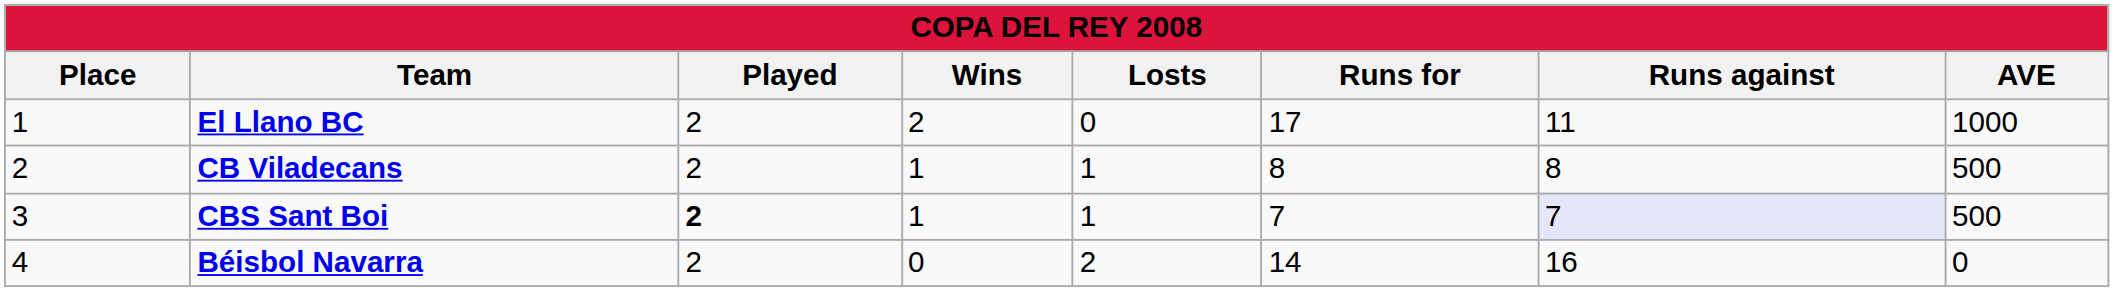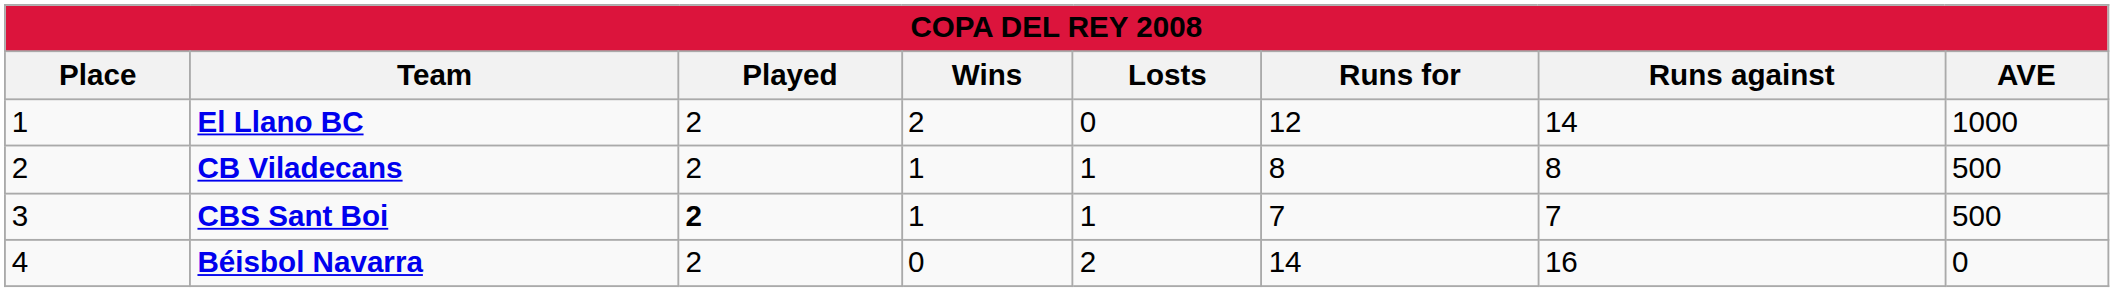(1285, 121) 17 -> (1285, 121) 12
(1560, 121) 11 -> (1561, 121) 14
(1553, 215) lavender background -> (1553, 215) no background
